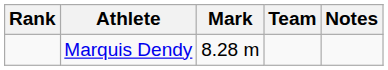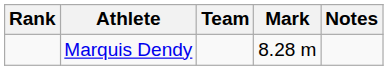columns swapped: (292, 19) <-> (230, 19)
